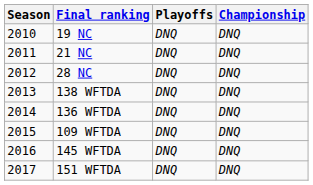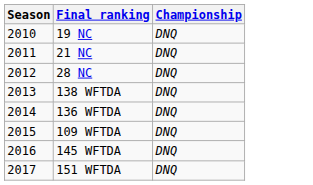- column: (184, 14)
